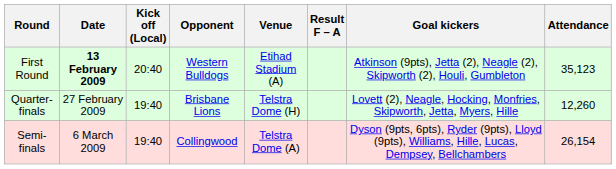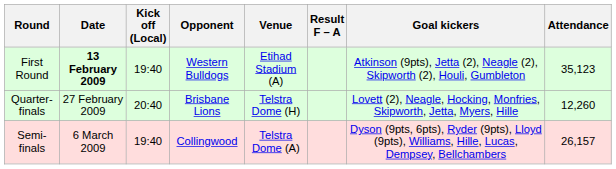(148, 68) 20:40 -> (148, 68) 19:40
(148, 105) 19:40 -> (148, 105) 20:40
(578, 142) 26,154 -> (578, 142) 26,157
